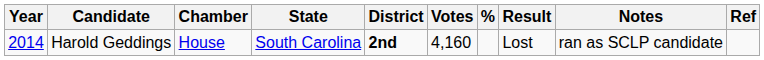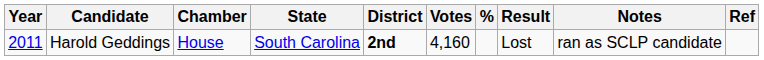(26, 42) 2014 -> (25, 42) 2011
